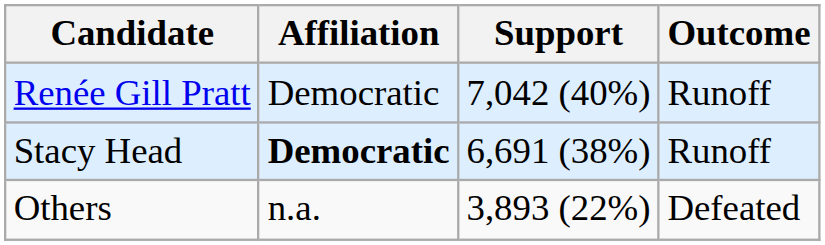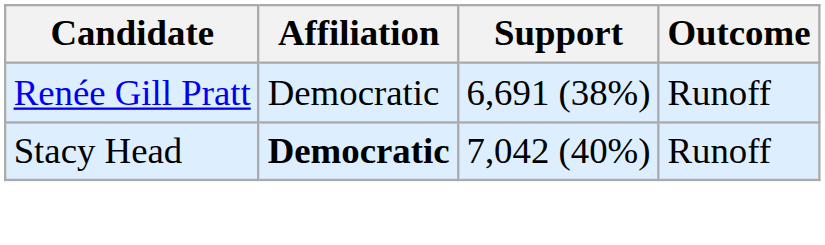(558, 92) 7,042 (40%) -> (558, 92) 6,691 (38%)
(558, 150) 6,691 (38%) -> (558, 150) 7,042 (40%)
- row: (63, 208)
